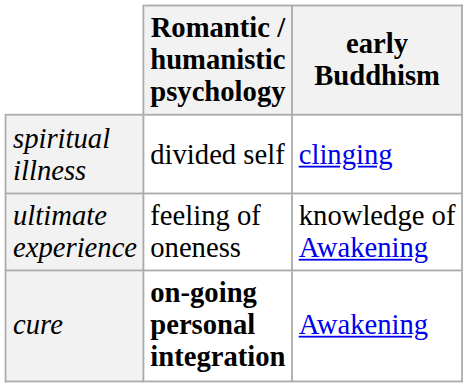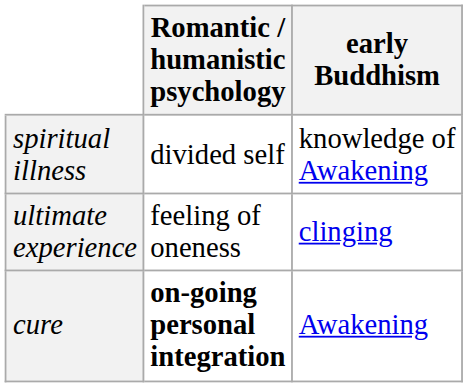(346, 153) clinging -> (377, 153) knowledge of Awakening
(377, 231) knowledge of Awakening -> (346, 231) clinging
